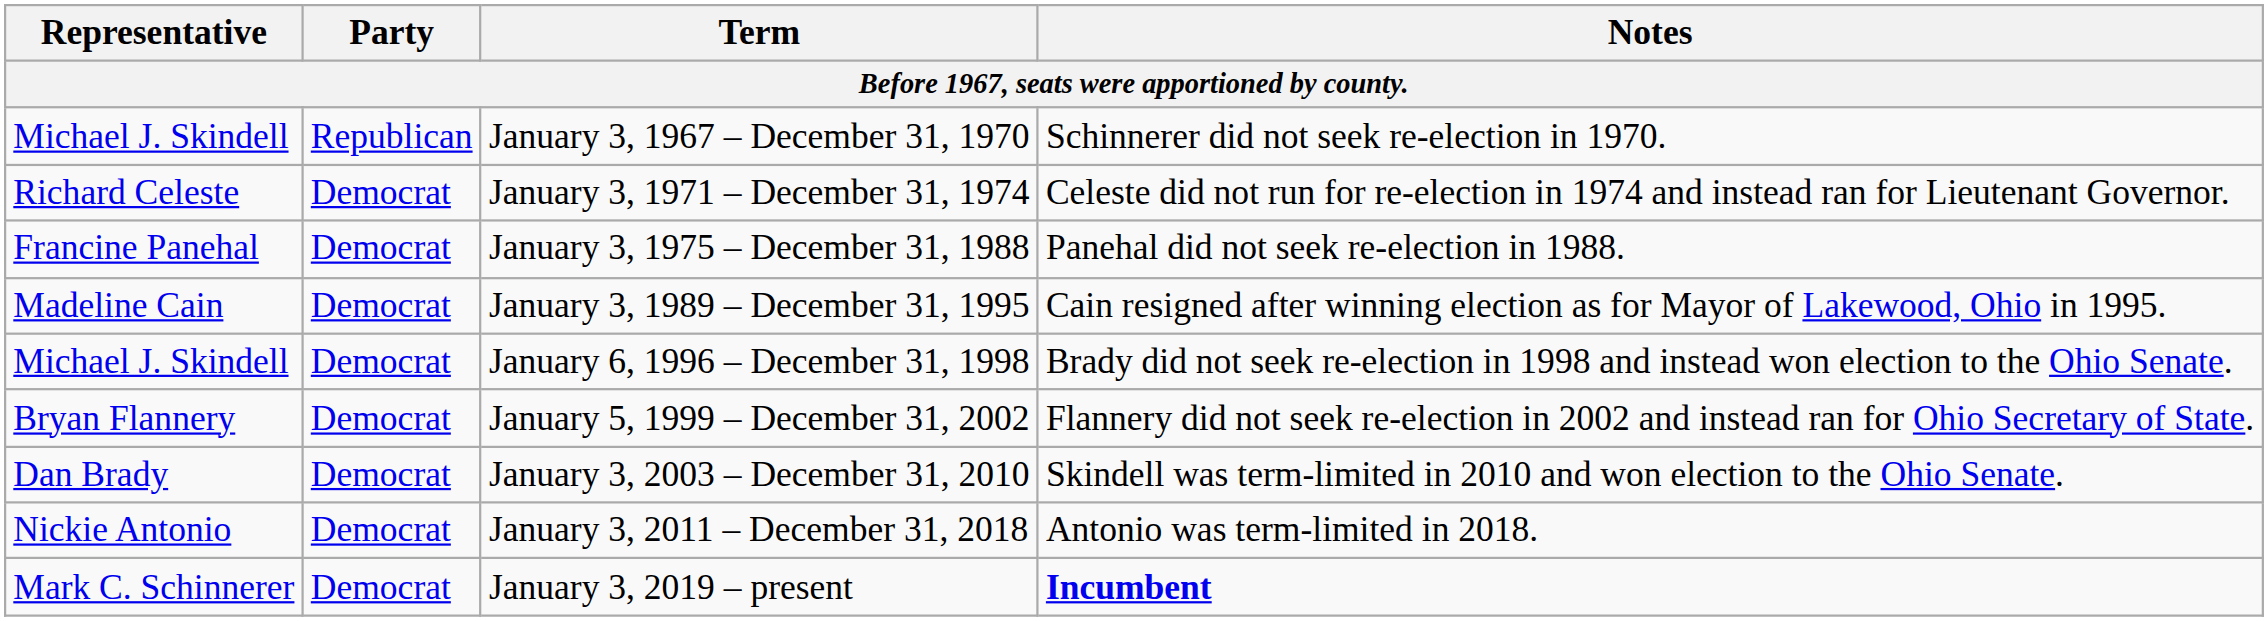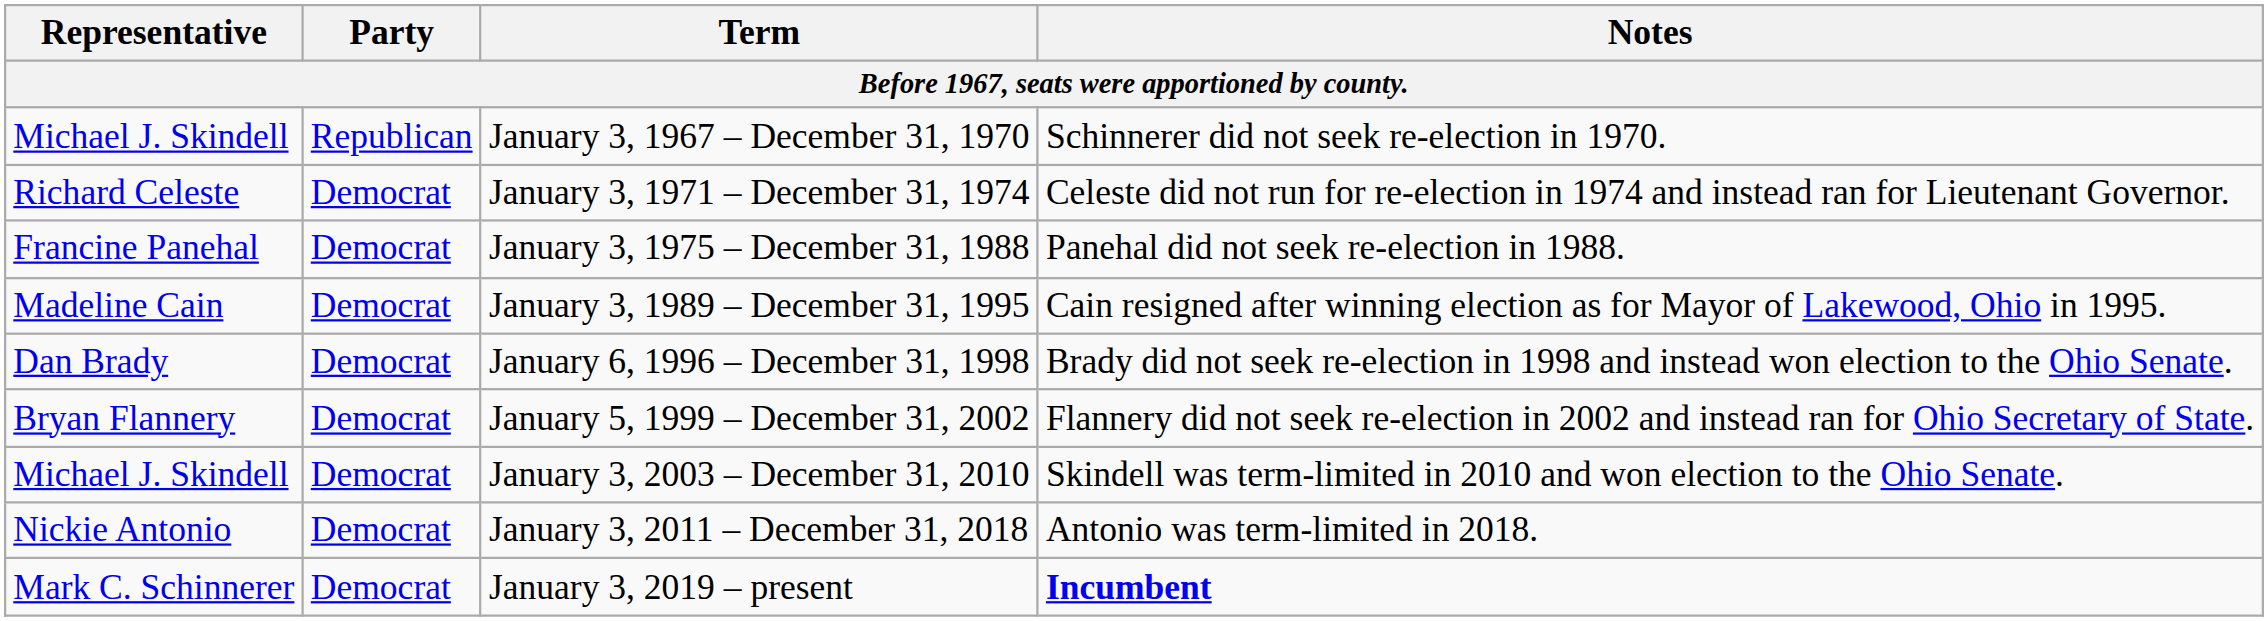(151, 361) Michael J. Skindell -> (91, 361) Dan Brady
(91, 473) Dan Brady -> (151, 473) Michael J. Skindell
